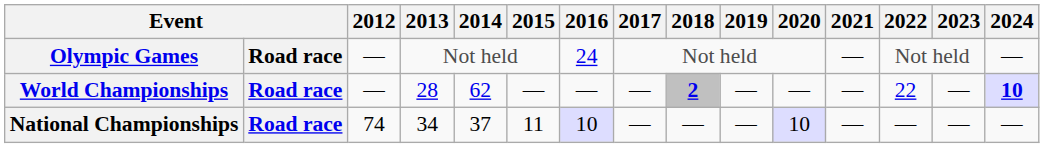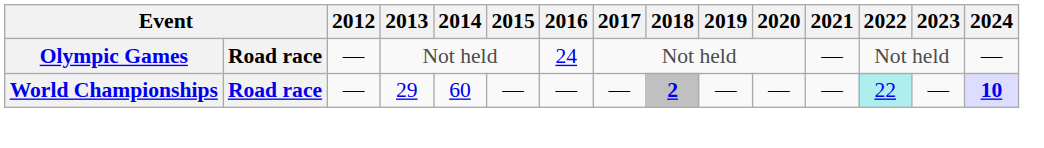(427, 90) 28 -> (407, 90) 29
(480, 90) 62 -> (460, 90) 60
(906, 90) no background -> (885, 90) paleturquoise background
- row: (124, 124)
